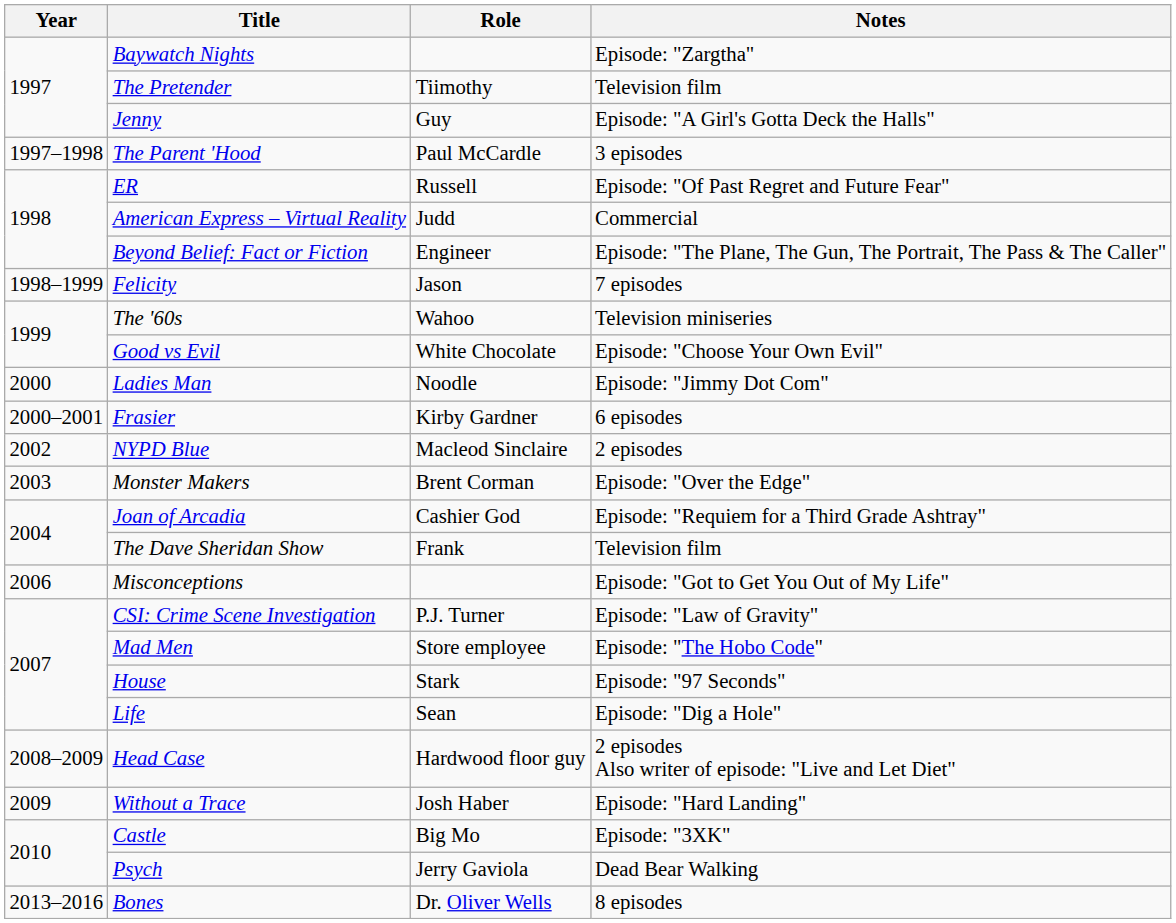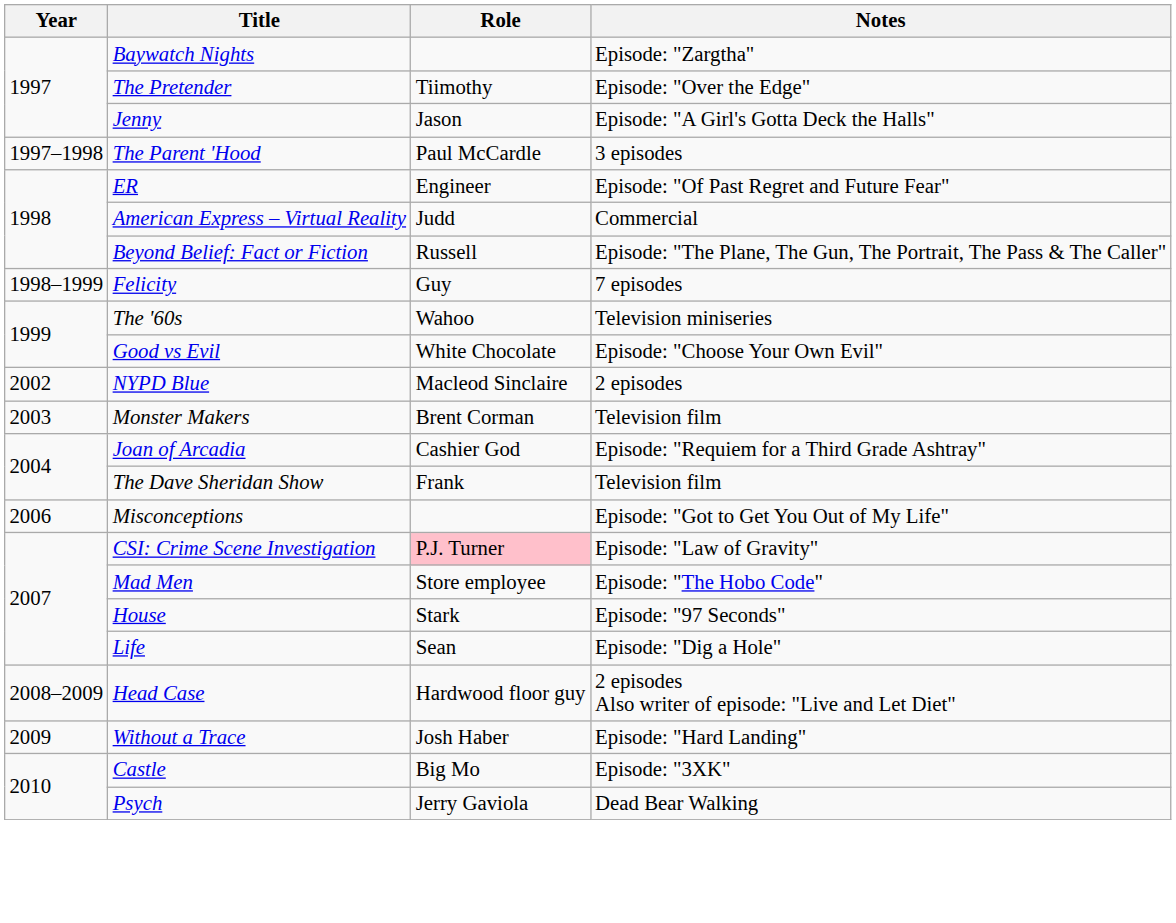(658, 86) Television film -> (703, 86) Episode: "Over the Edge"
(434, 119) Guy -> (439, 119) Jason
(446, 185) Russell -> (453, 185) Engineer
(453, 251) Engineer -> (446, 251) Russell
(439, 284) Jason -> (434, 284) Guy
- row: (162, 383)
- row: (144, 416)
(703, 482) Episode: "Over the Edge" -> (658, 416) Television film
(460, 614) no background -> (460, 548) pink background
- row: (138, 902)
